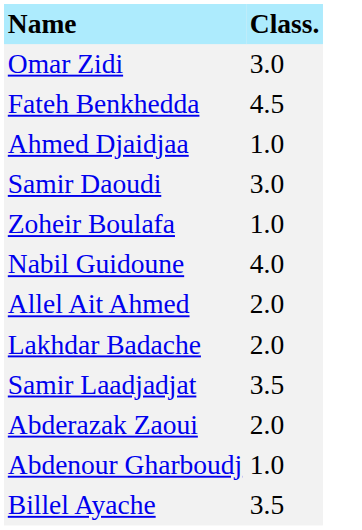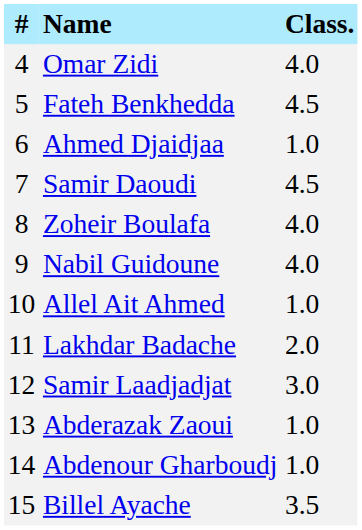+ column: (22, 23)
(267, 63) 3.0 -> (302, 63) 4.0
(267, 184) 3.0 -> (302, 184) 4.5
(267, 224) 1.0 -> (302, 224) 4.0
(267, 304) 2.0 -> (302, 304) 1.0
(267, 384) 3.5 -> (302, 384) 3.0
(267, 424) 2.0 -> (302, 424) 1.0
